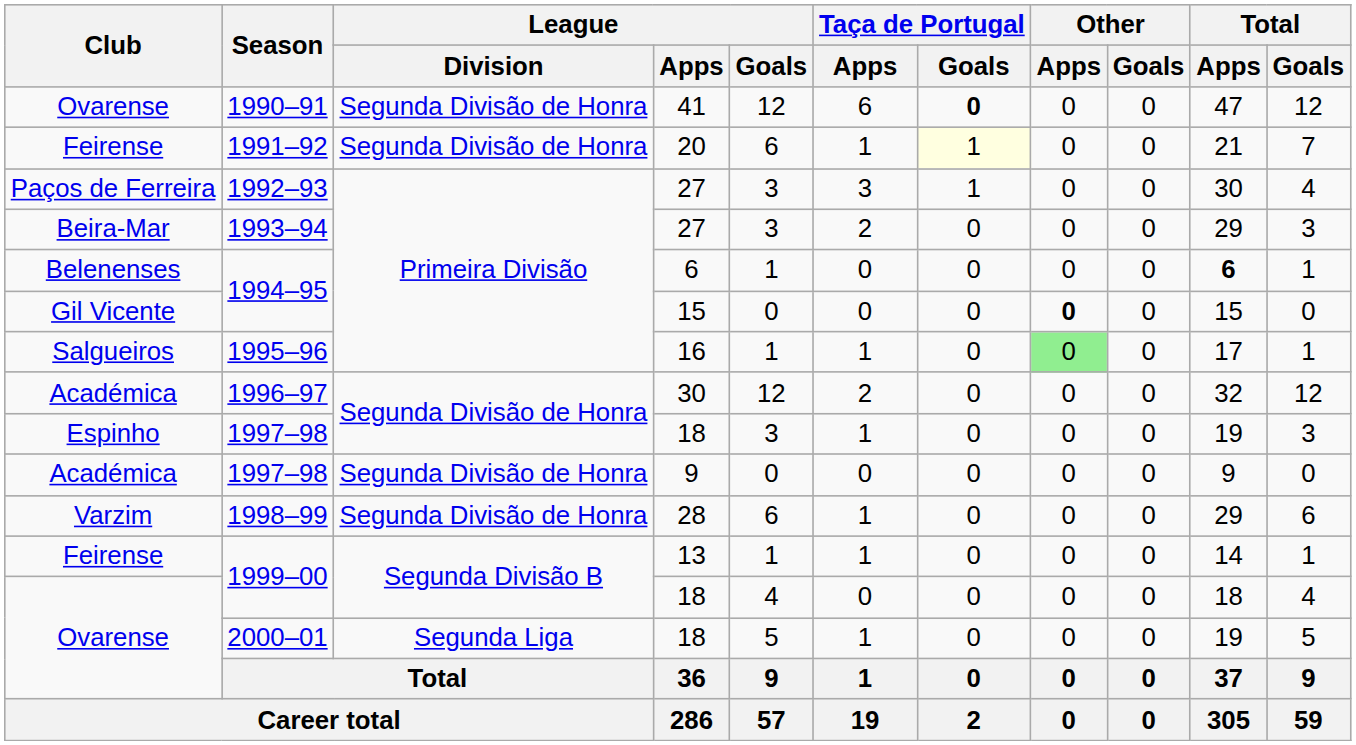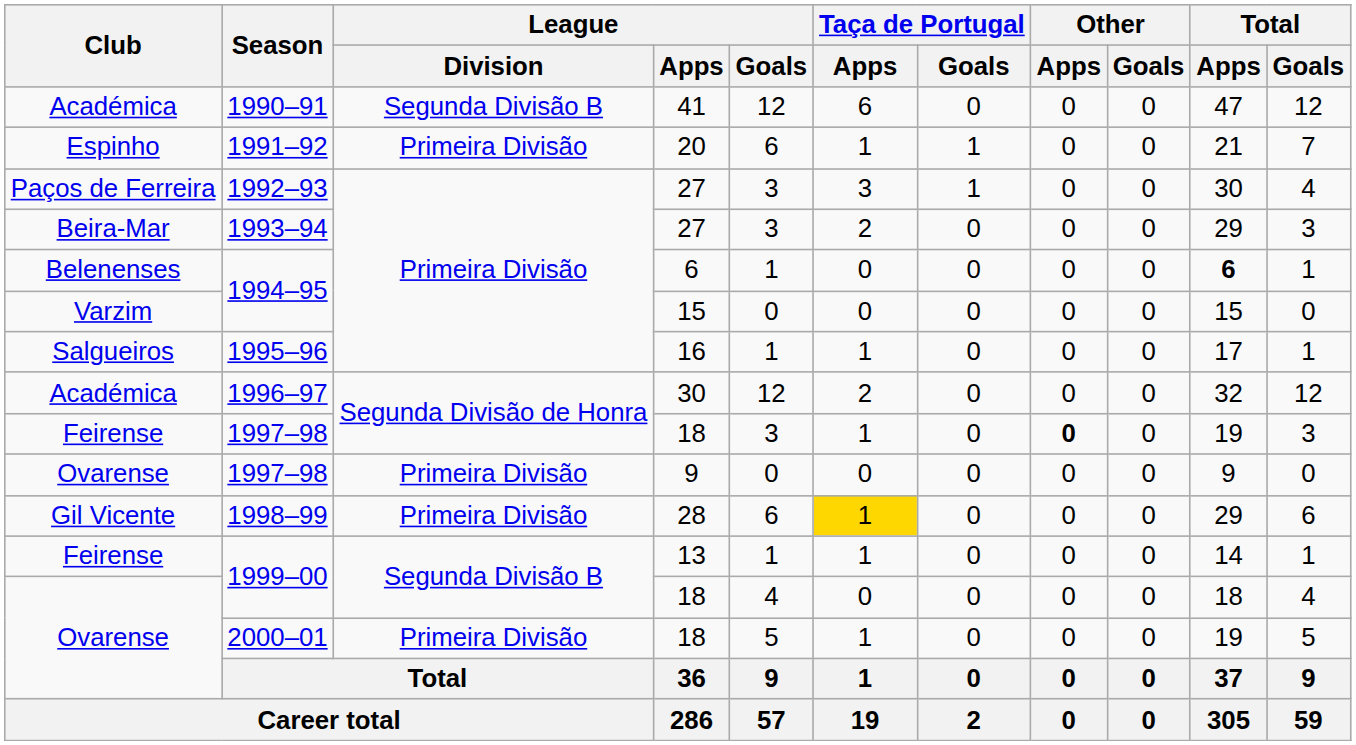(113, 106) Ovarense -> (113, 106) Académica
(493, 106) Segunda Divisão de Honra -> (493, 106) Segunda Divisão B
(974, 106) bold -> (974, 106) normal
(113, 147) Feirense -> (113, 147) Espinho
(493, 147) Segunda Divisão de Honra -> (493, 147) Primeira Divisão
(974, 147) lightyellow background -> (974, 147) no background
(113, 310) Gil Vicente -> (113, 310) Varzim
(1069, 310) bold -> (1069, 310) normal
(1069, 351) lightgreen background -> (1069, 351) no background
(113, 433) Espinho -> (113, 433) Feirense
(1069, 433) normal -> (1069, 433) bold
(113, 474) Académica -> (113, 474) Ovarense
(493, 474) Segunda Divisão de Honra -> (493, 474) Primeira Divisão
(113, 515) Varzim -> (113, 515) Gil Vicente
(493, 515) Segunda Divisão de Honra -> (493, 515) Primeira Divisão
(865, 515) no background -> (865, 515) gold background
(493, 637) Segunda Liga -> (493, 637) Primeira Divisão
